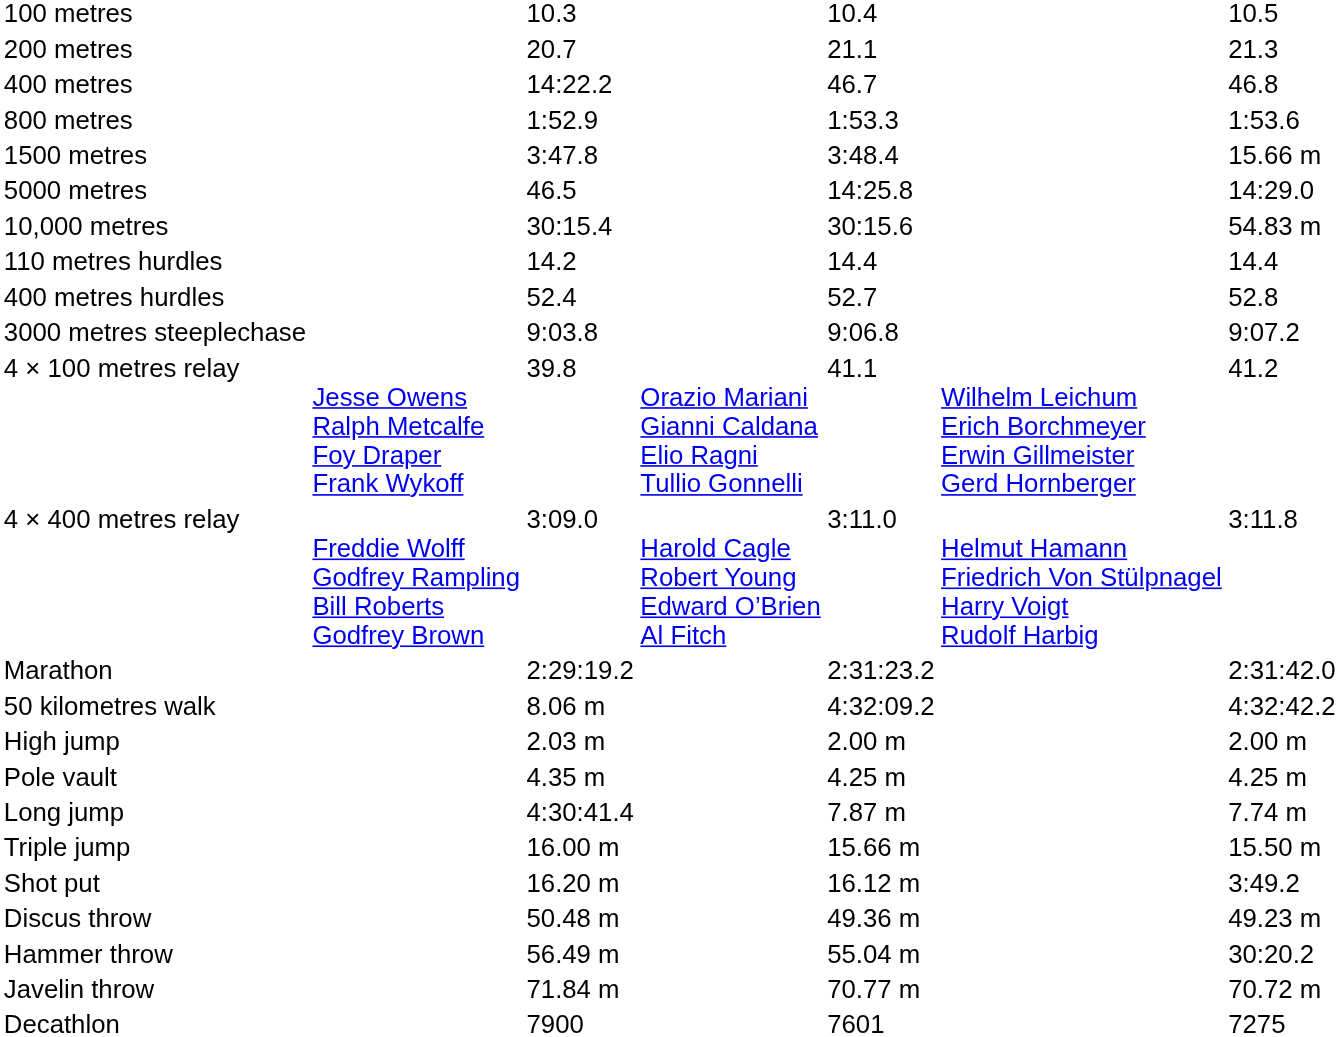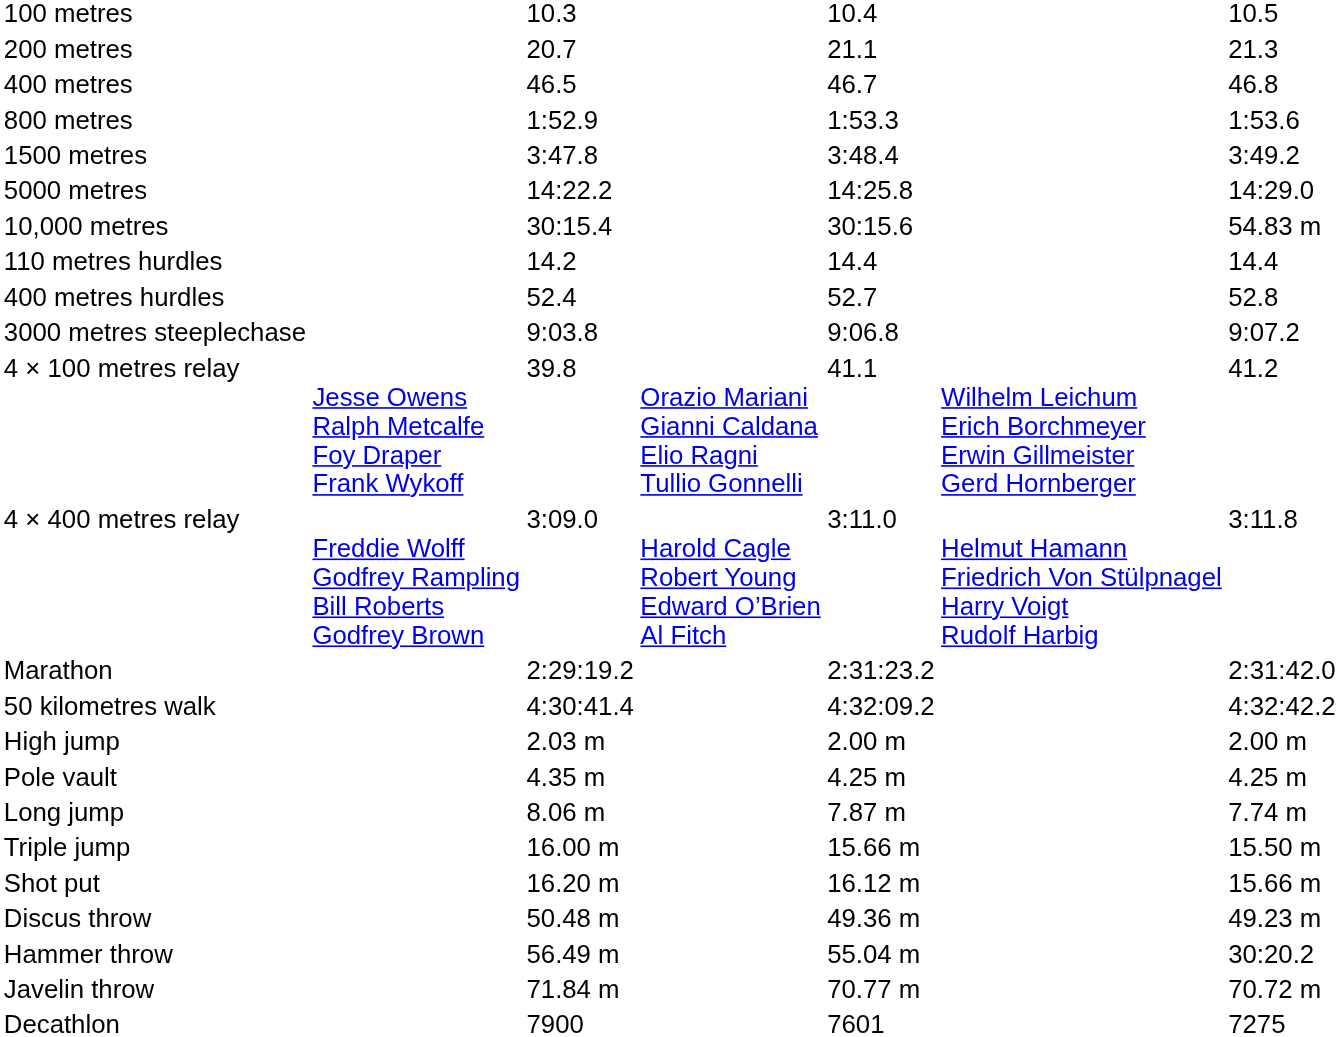(569, 84) 14:22.2 -> (552, 84) 46.5
(1275, 155) 15.66 m -> (1264, 155) 3:49.2
(552, 191) 46.5 -> (569, 191) 14:22.2
(566, 706) 8.06 m -> (580, 706) 4:30:41.4
(580, 812) 4:30:41.4 -> (566, 812) 8.06 m
(1264, 883) 3:49.2 -> (1275, 883) 15.66 m
